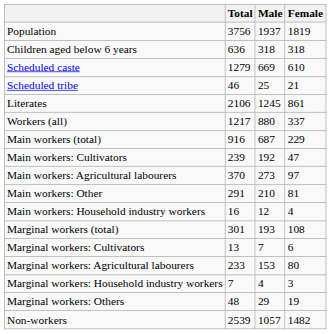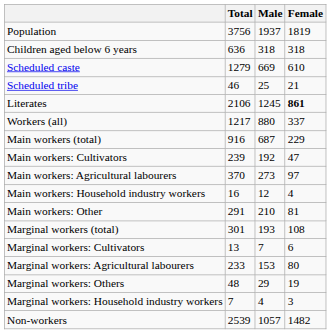(296, 103) normal -> (296, 103) bold
rows swapped: (106, 211) <-> (55, 193)
rows swapped: (115, 283) <-> (66, 301)
